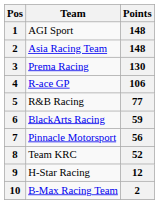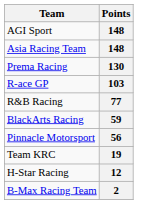- column: (15, 12)
(137, 83) 106 -> (116, 83) 103
(137, 154) 52 -> (116, 154) 19
